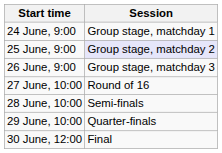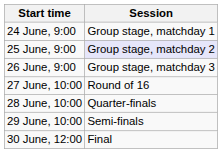(115, 103) Semi-finals -> (122, 103) Quarter-finals
(122, 121) Quarter-finals -> (115, 121) Semi-finals
